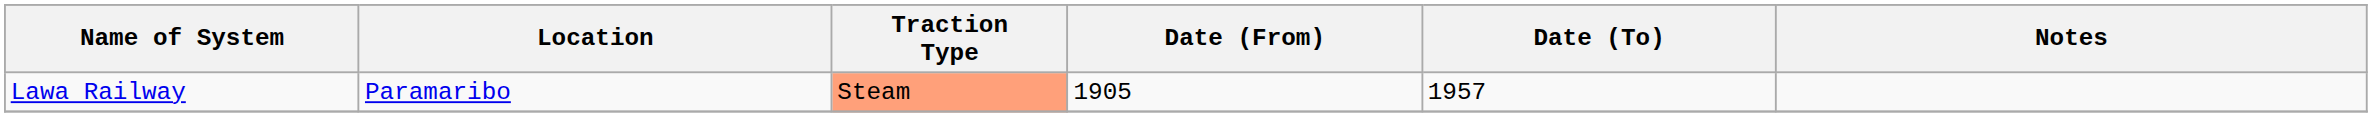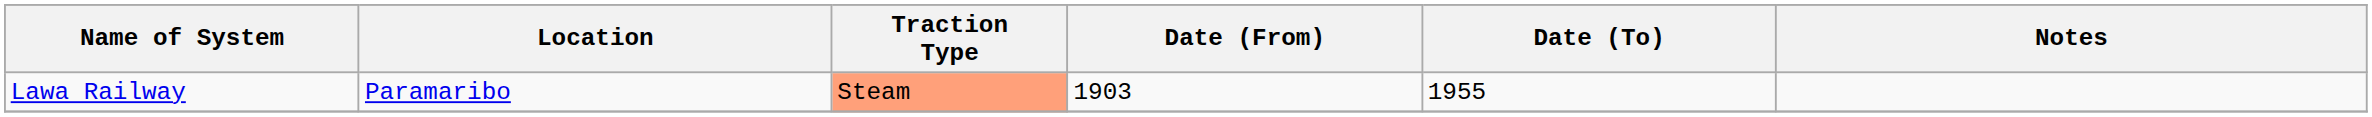(1103, 92) 1905 -> (1103, 92) 1903
(1457, 92) 1957 -> (1457, 92) 1955
